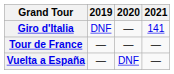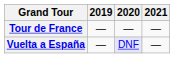- row: (46, 28)
(128, 61) no background -> (128, 45) lavender background
